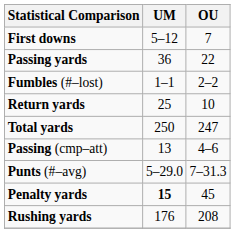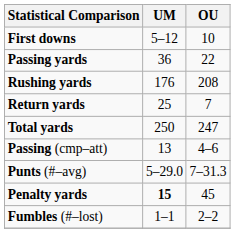(208, 38) 7 -> (208, 38) 10
rows swapped: (50, 216) <-> (55, 83)
(208, 105) 10 -> (208, 105) 7
